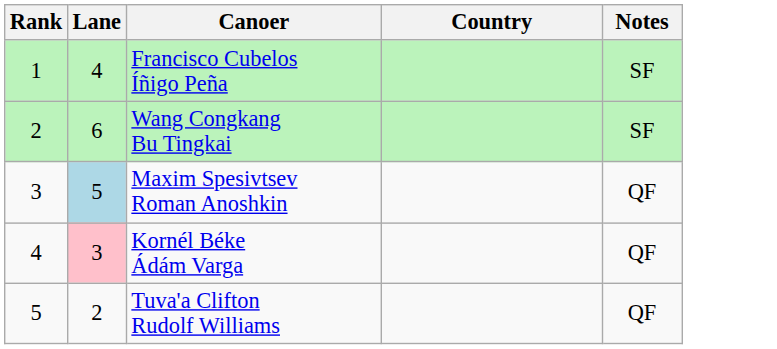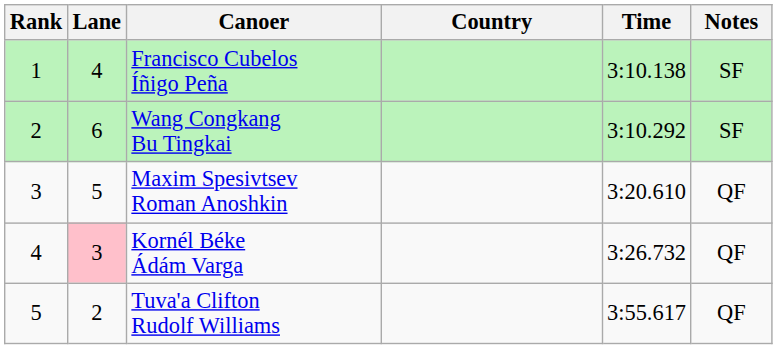+ column: (647, 22)
(97, 191) lightblue background -> (97, 191) no background
